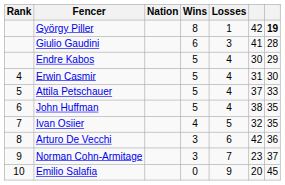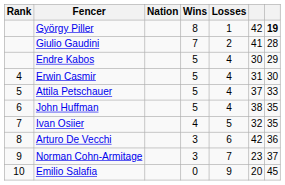(195, 44) 6 -> (195, 44) 7
(229, 44) 3 -> (229, 44) 2
